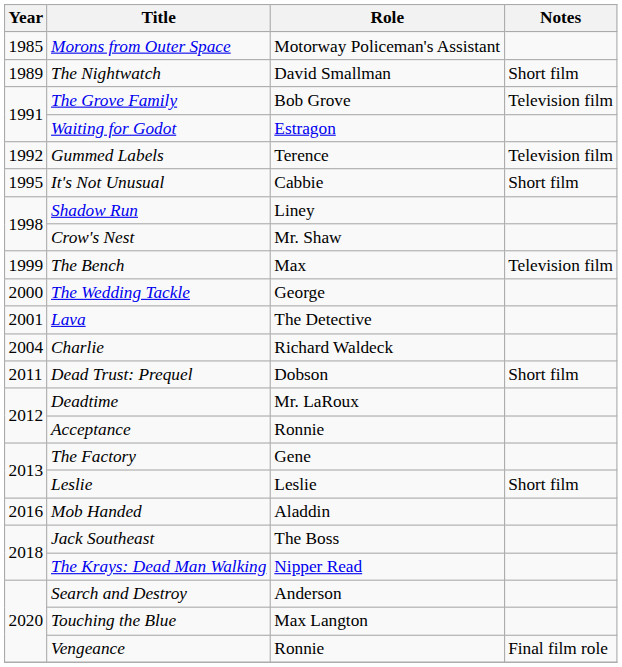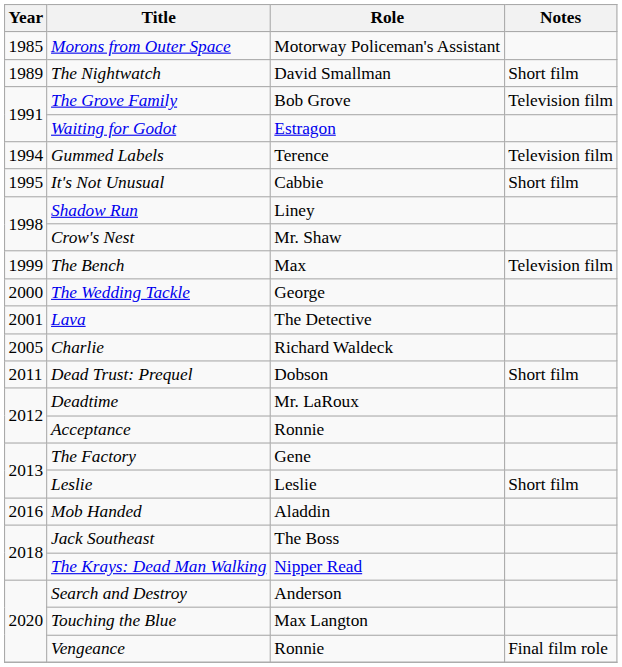(26, 155) 1992 -> (26, 155) 1994
(26, 347) 2004 -> (26, 347) 2005
